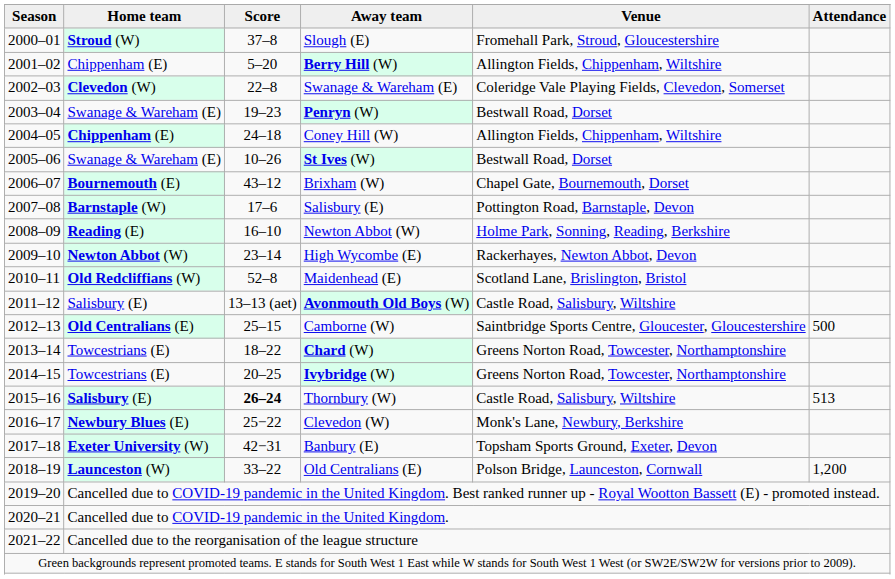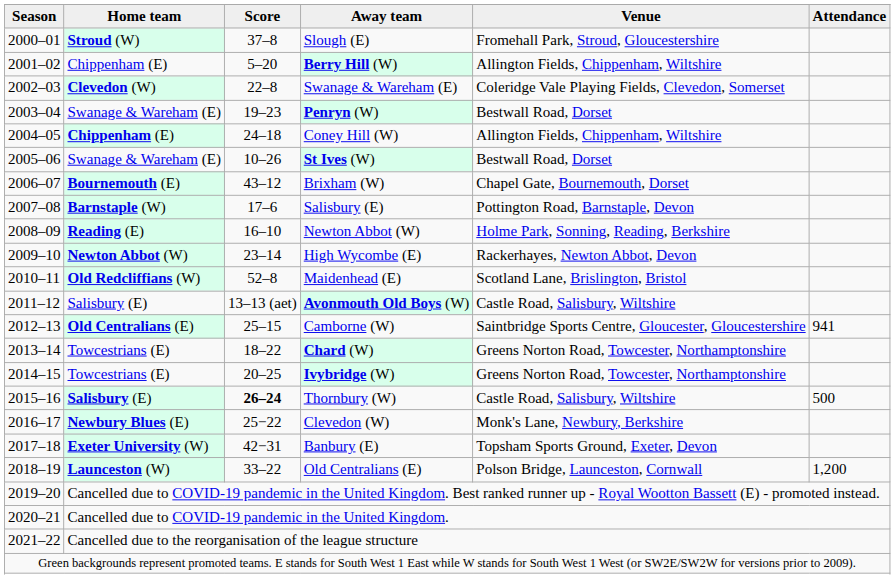(824, 326) 500 -> (824, 326) 941
(824, 398) 513 -> (824, 398) 500
